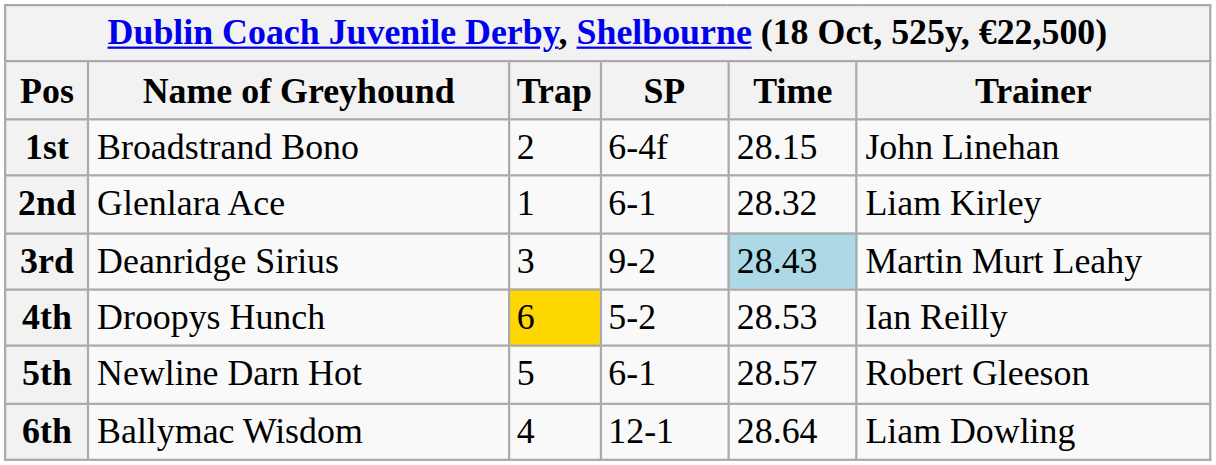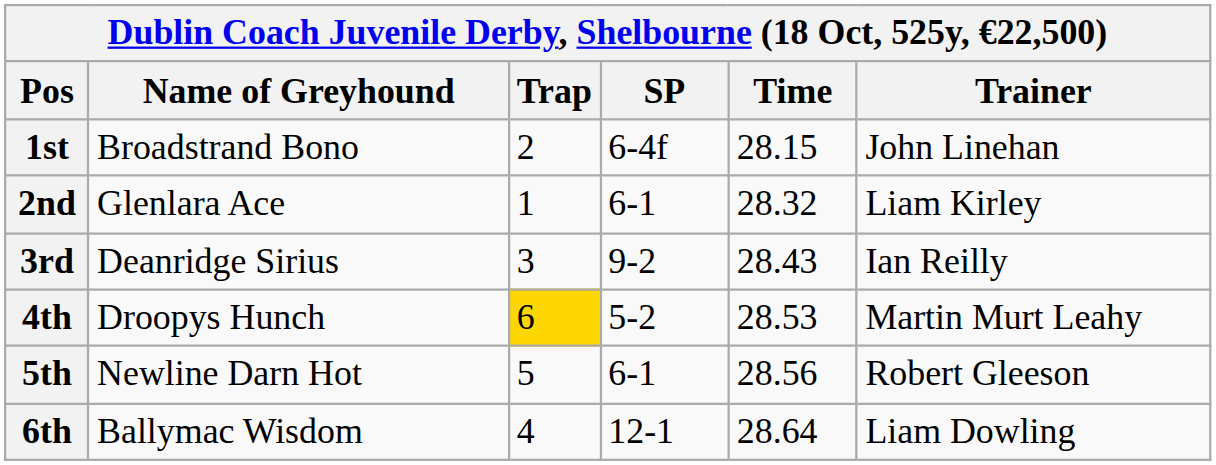(777, 260) lightblue background -> (777, 260) no background
(1004, 260) Martin Murt Leahy -> (937, 260) Ian Reilly
(937, 317) Ian Reilly -> (1004, 317) Martin Murt Leahy
(777, 373) 28.57 -> (777, 373) 28.56
